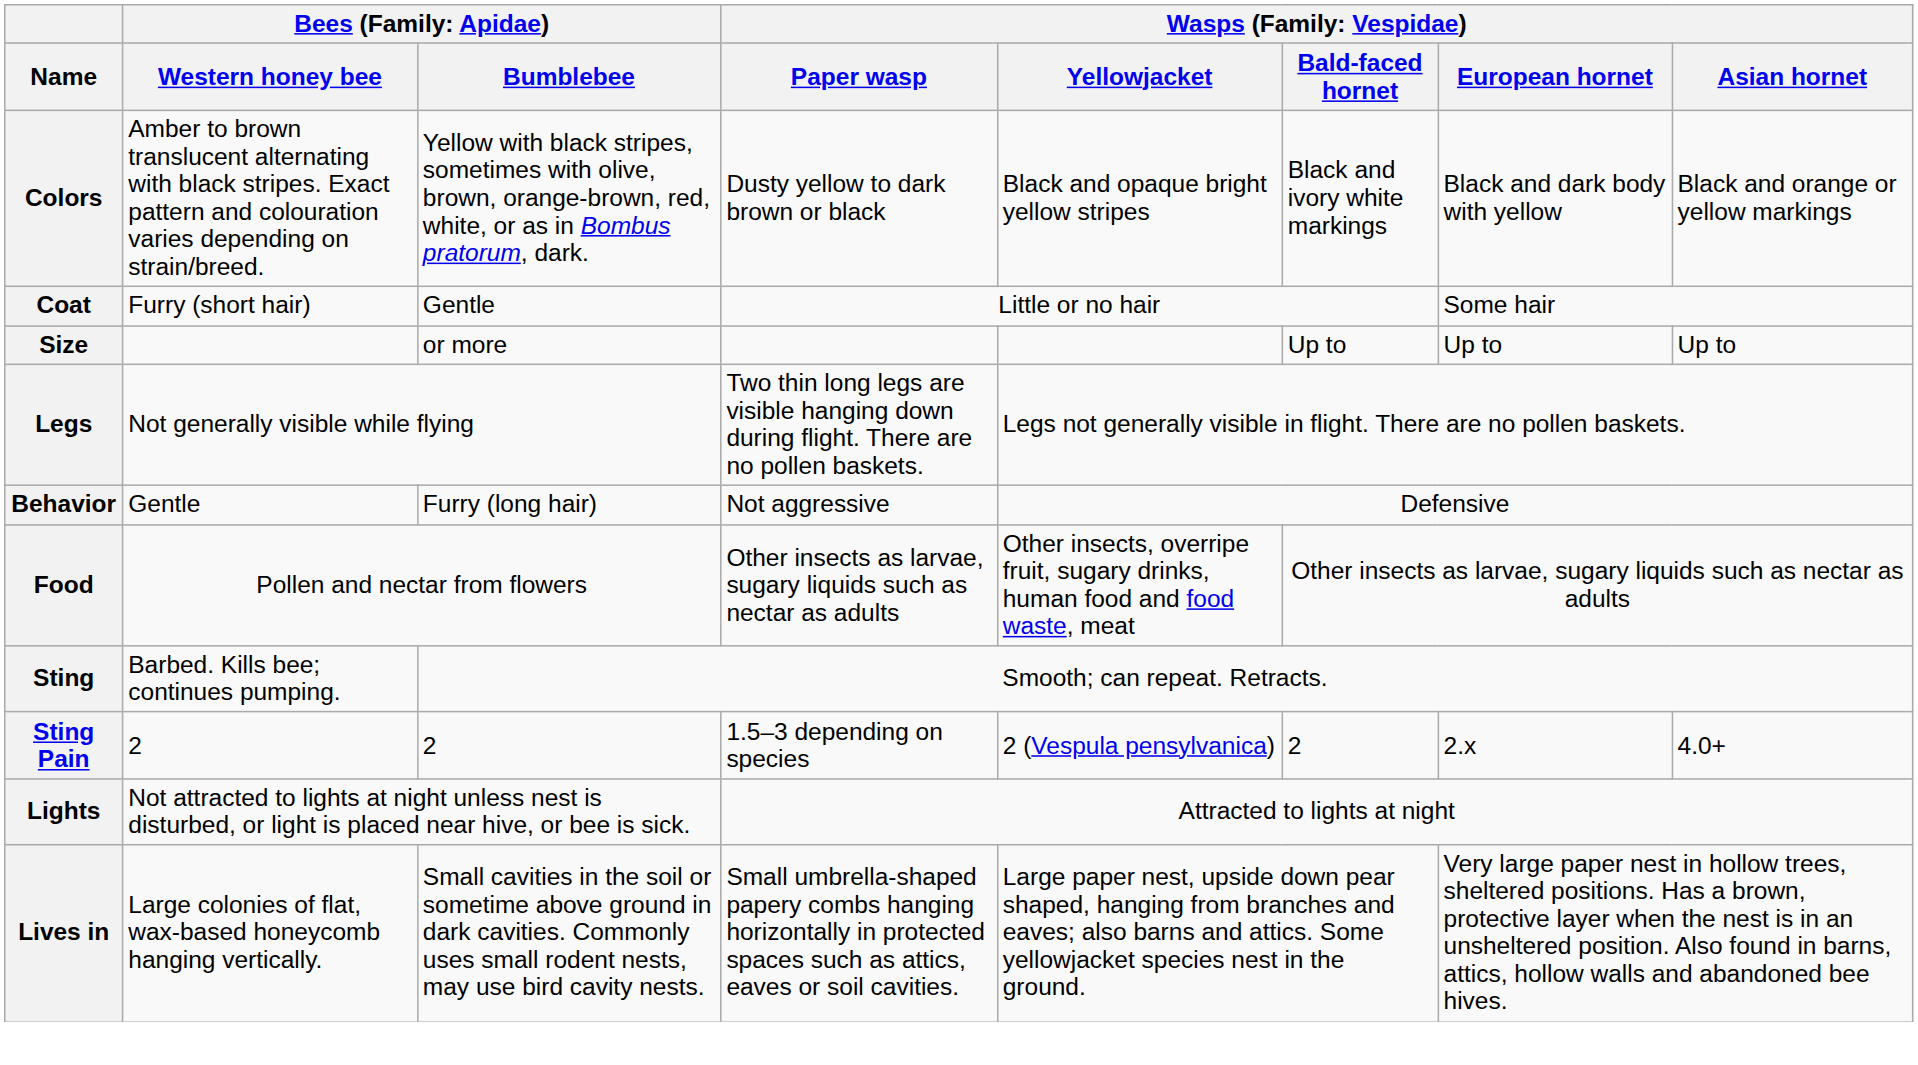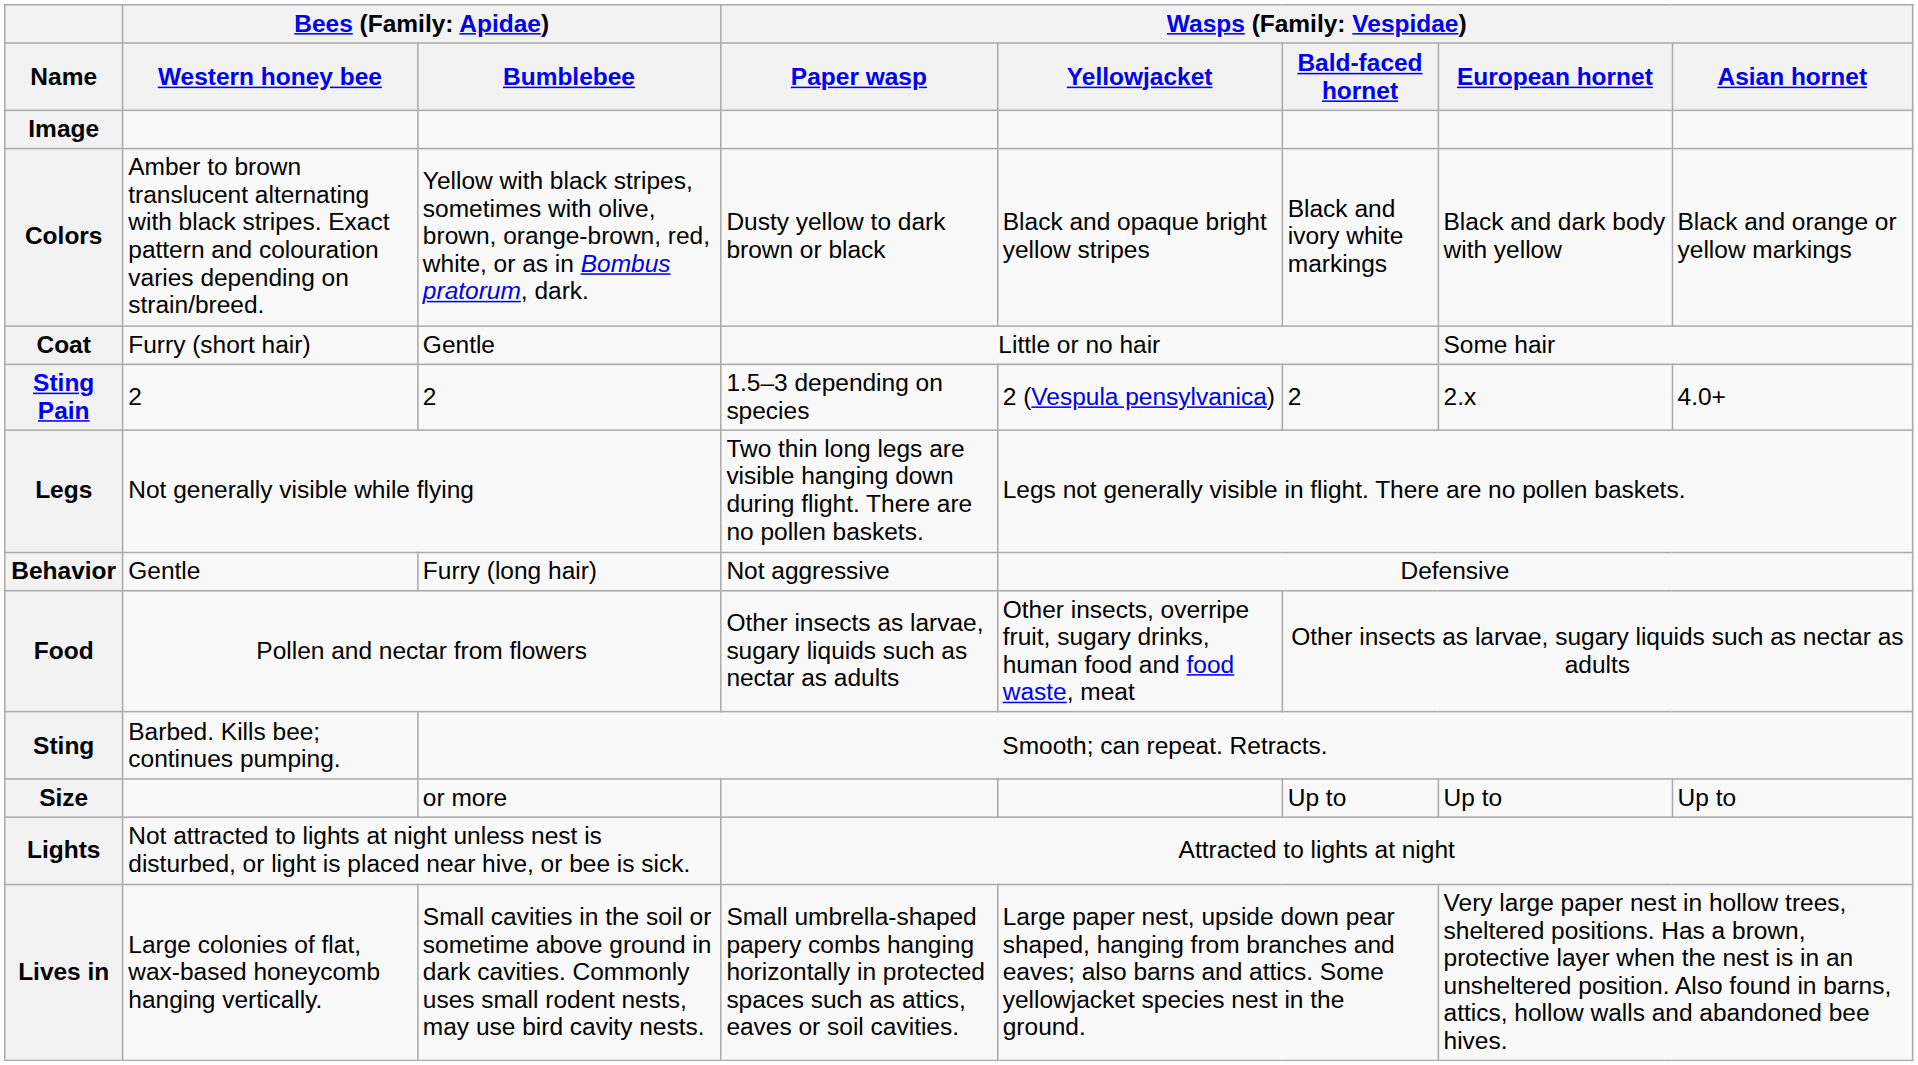+ row: (64, 129)
rows swapped: (64, 344) <-> (64, 745)
